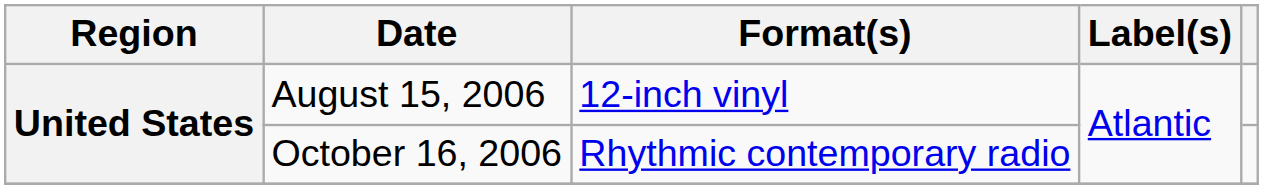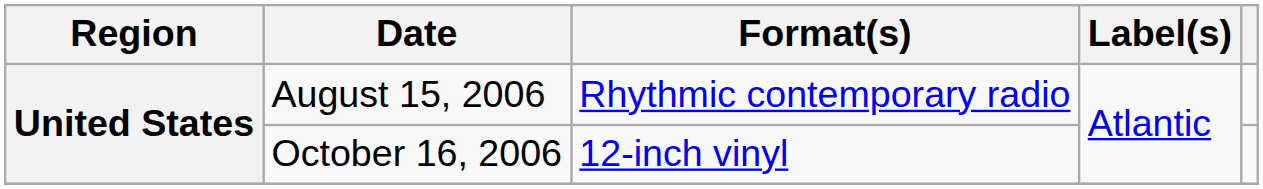(684, 93) 12-inch vinyl -> (825, 93) Rhythmic contemporary radio
(825, 153) Rhythmic contemporary radio -> (684, 153) 12-inch vinyl
